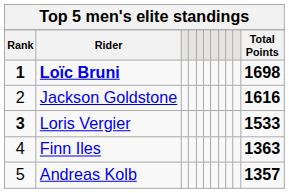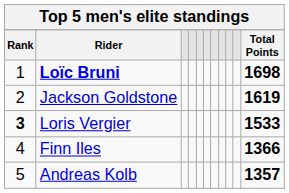(20, 72) bold -> (20, 72) normal
(262, 98) 1616 -> (262, 98) 1619
(262, 149) 1363 -> (262, 149) 1366
